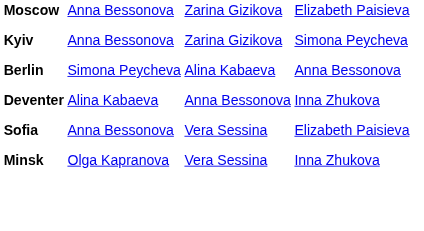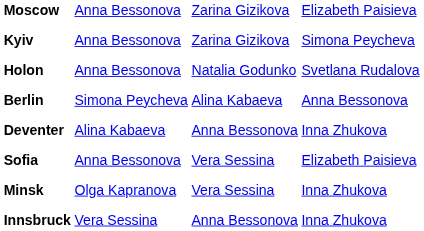+ row: (24, 70)
+ row: (37, 220)
